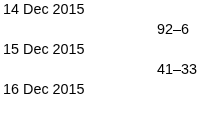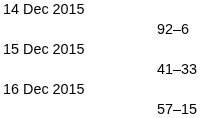+ row: (177, 109)
